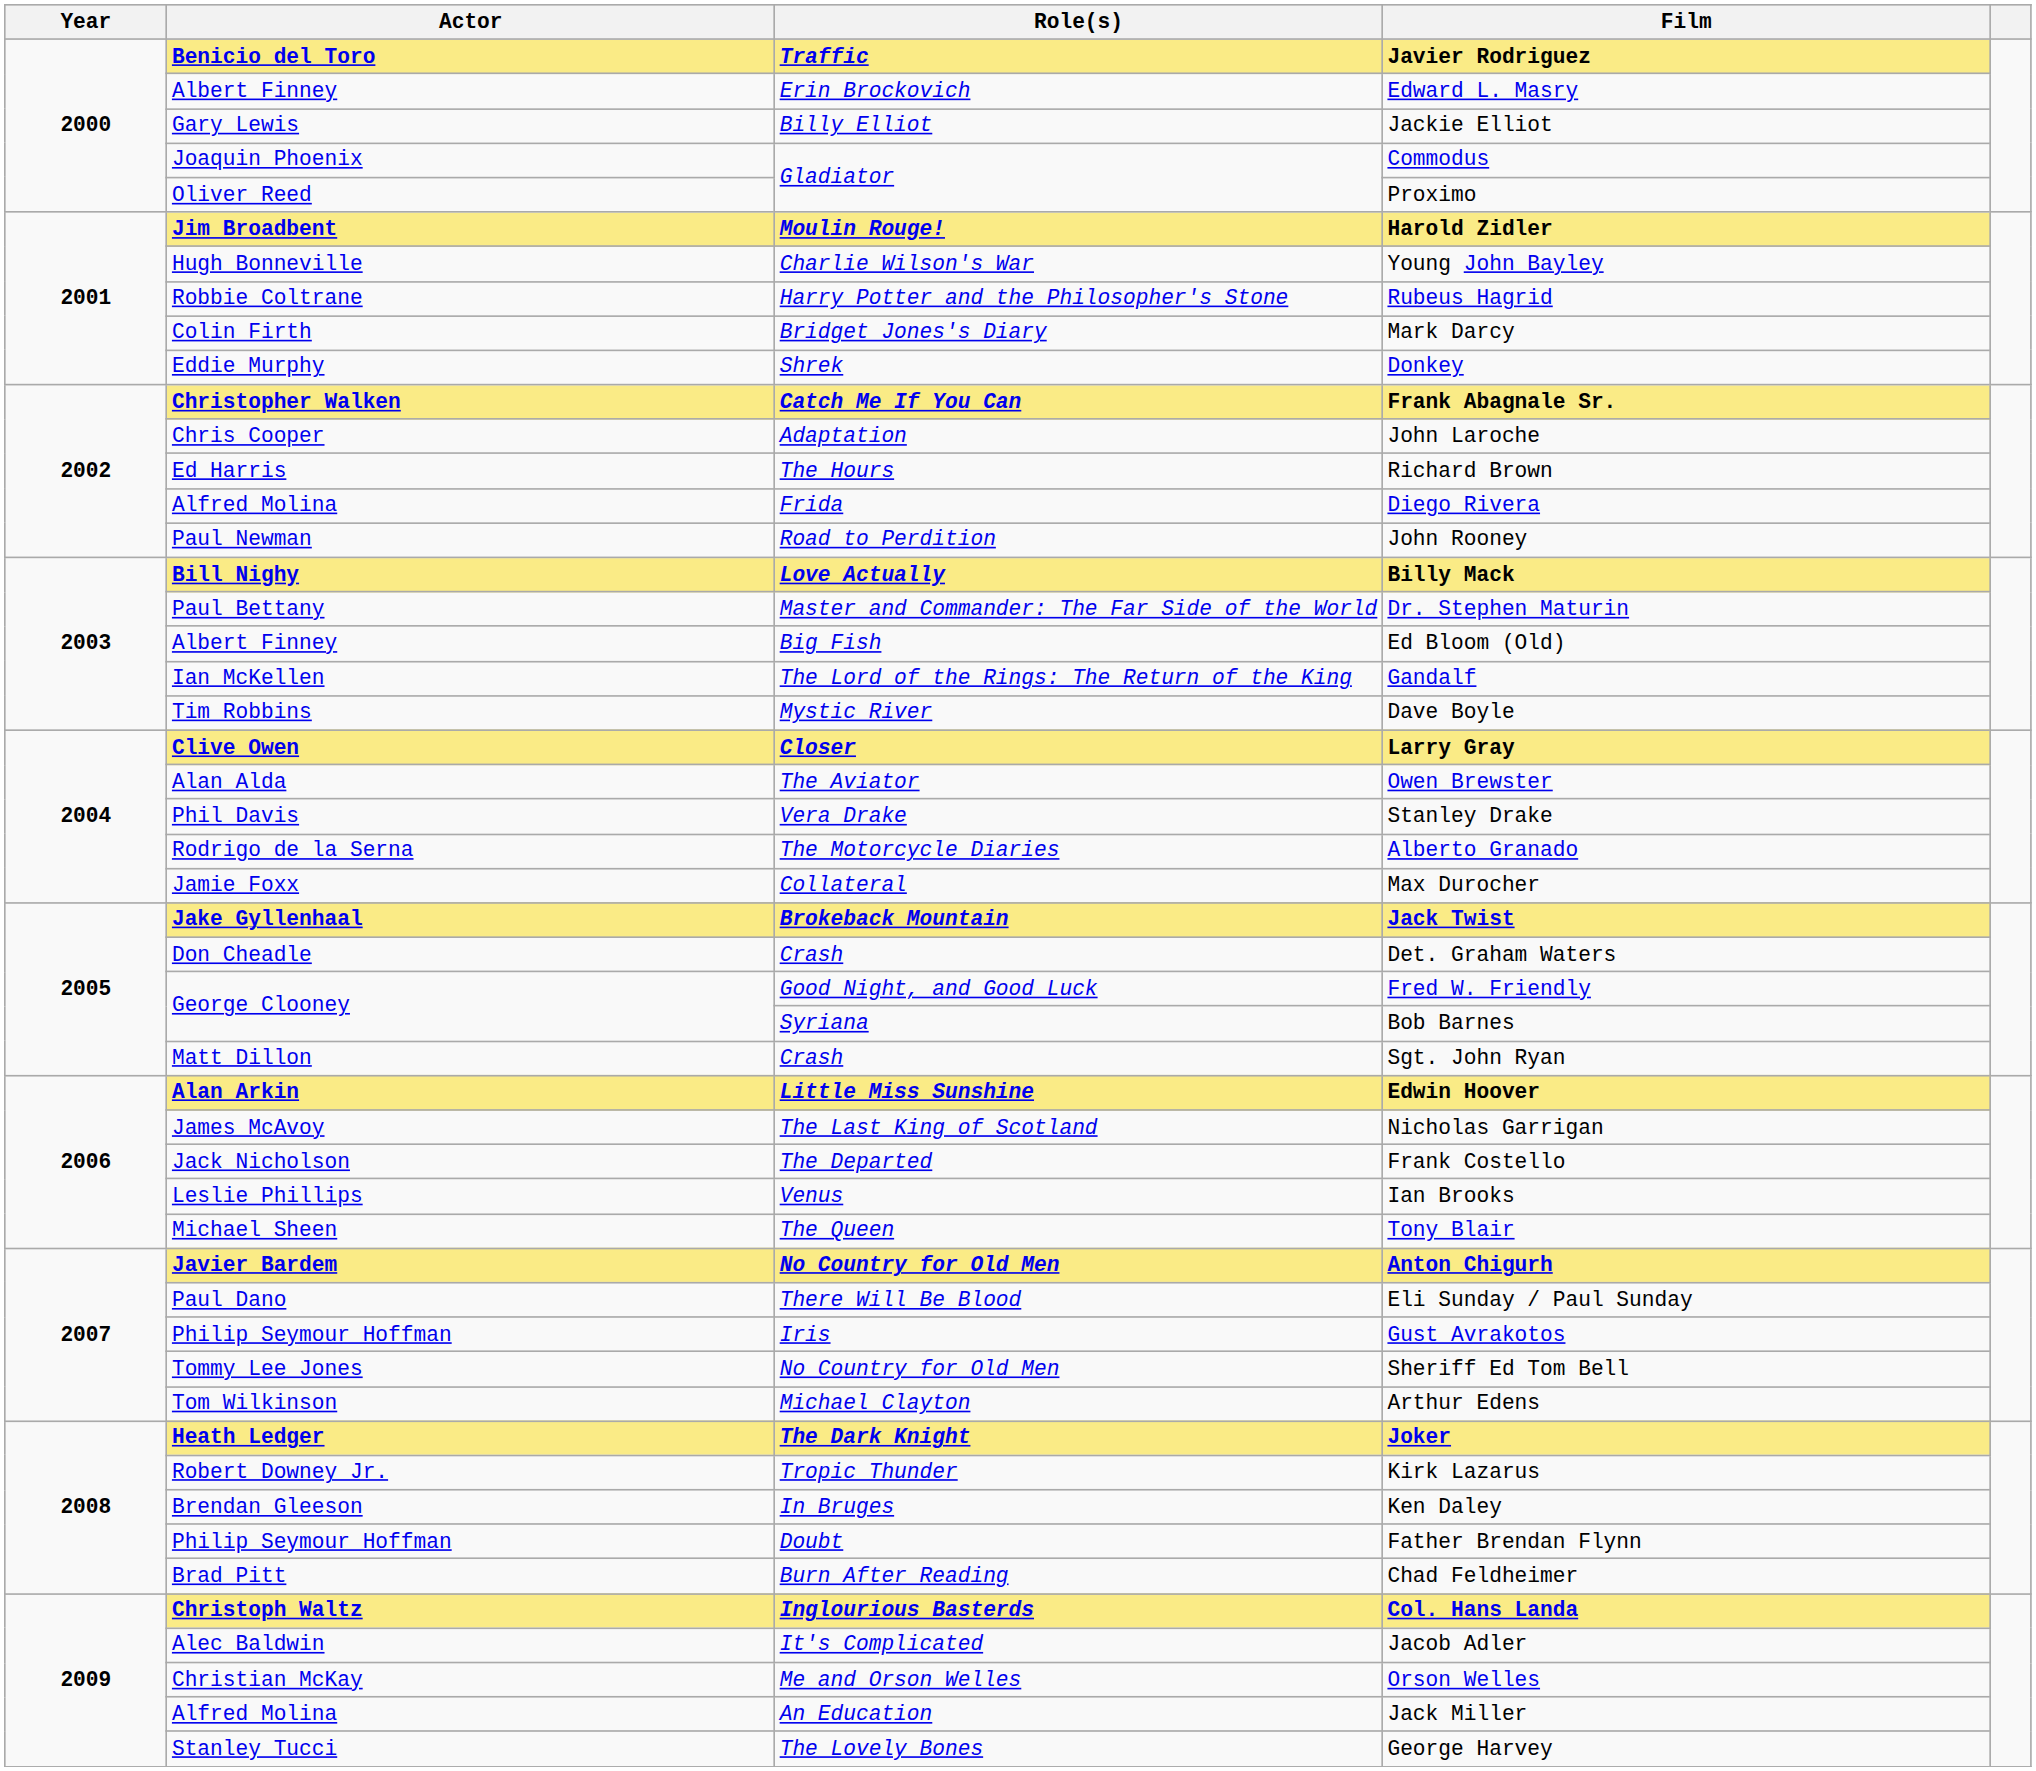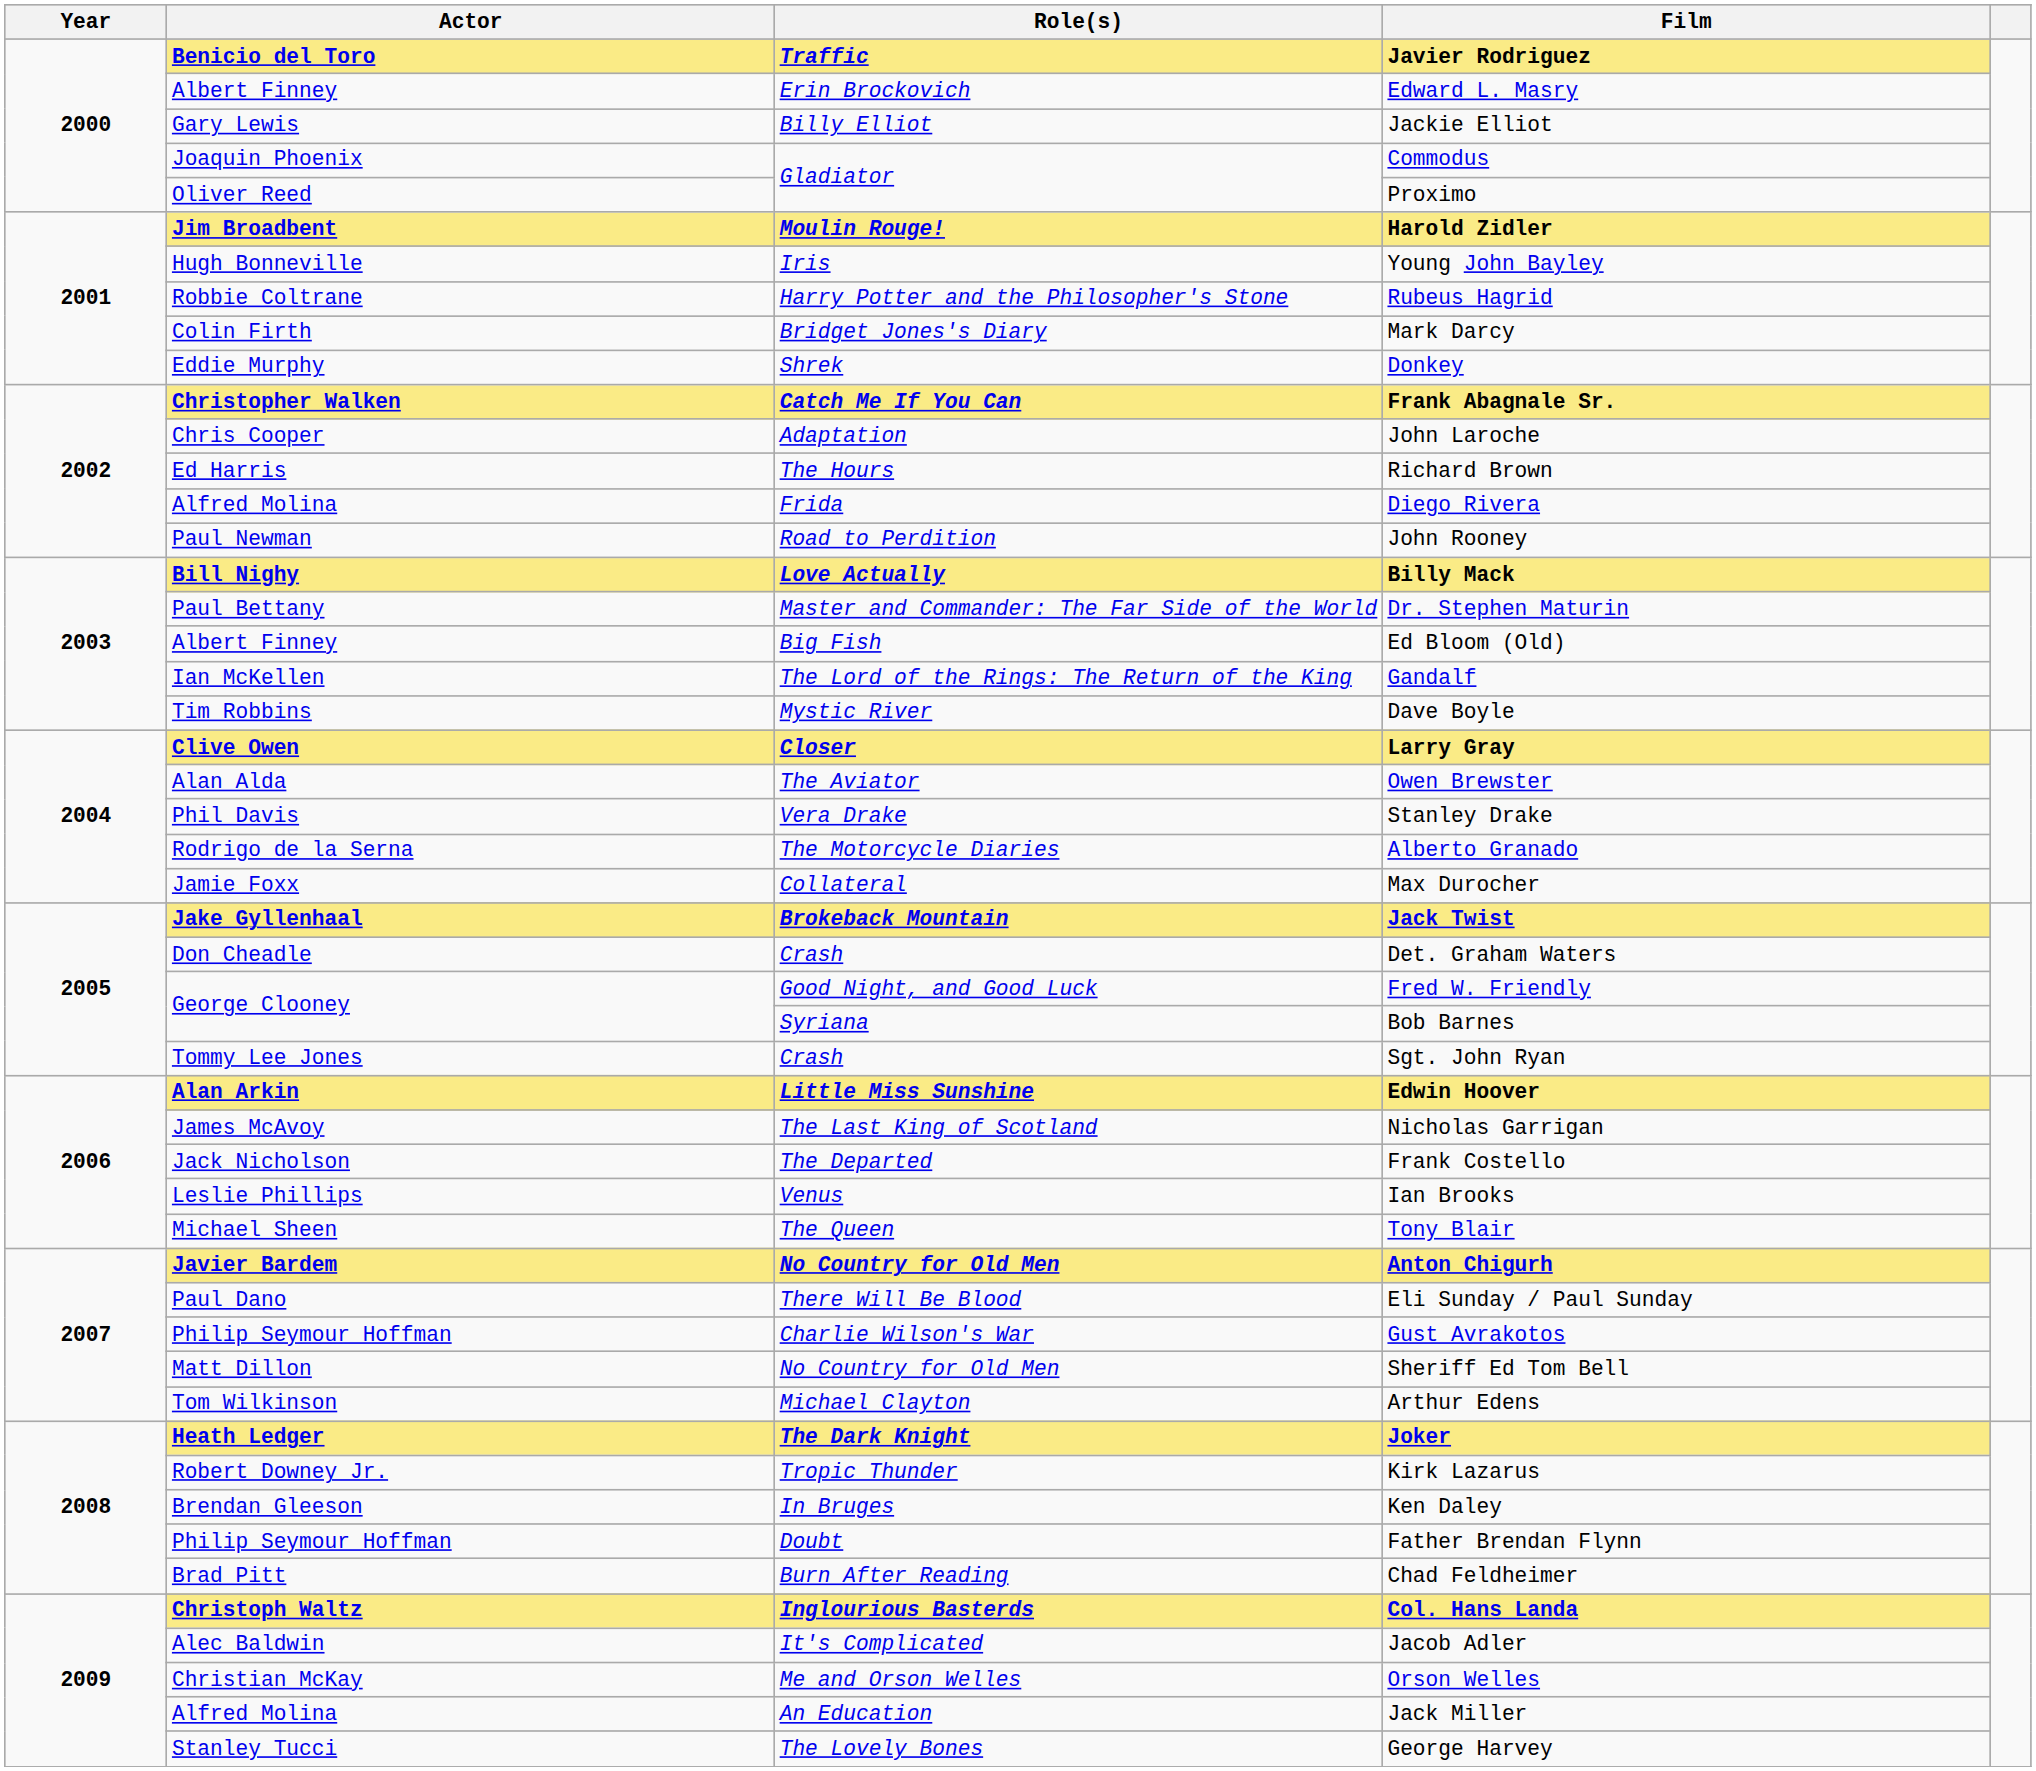(907, 264) Charlie Wilson's War -> (805, 264) Iris
(242, 1058) Matt Dillon -> (267, 1058) Tommy Lee Jones
(805, 1334) Iris -> (907, 1334) Charlie Wilson's War
(267, 1369) Tommy Lee Jones -> (242, 1369) Matt Dillon
